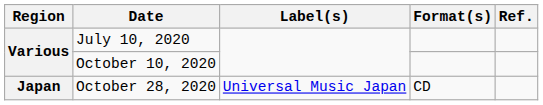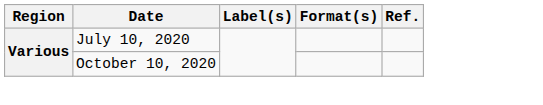- row: (146, 88)
